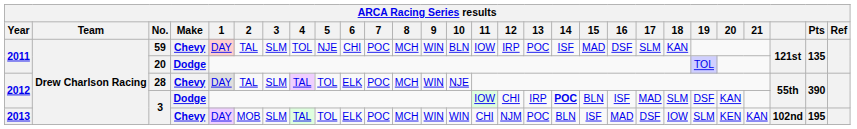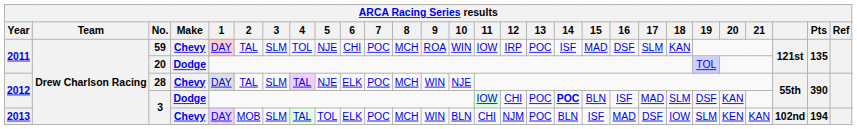(434, 47) WIN -> (435, 47) ROA
(459, 47) BLN -> (461, 47) WIN
(327, 82) TOL -> (327, 82) NJE
(538, 99) IRP -> (540, 99) POC
(459, 116) WIN -> (461, 116) BLN
(817, 116) 195 -> (819, 116) 194
